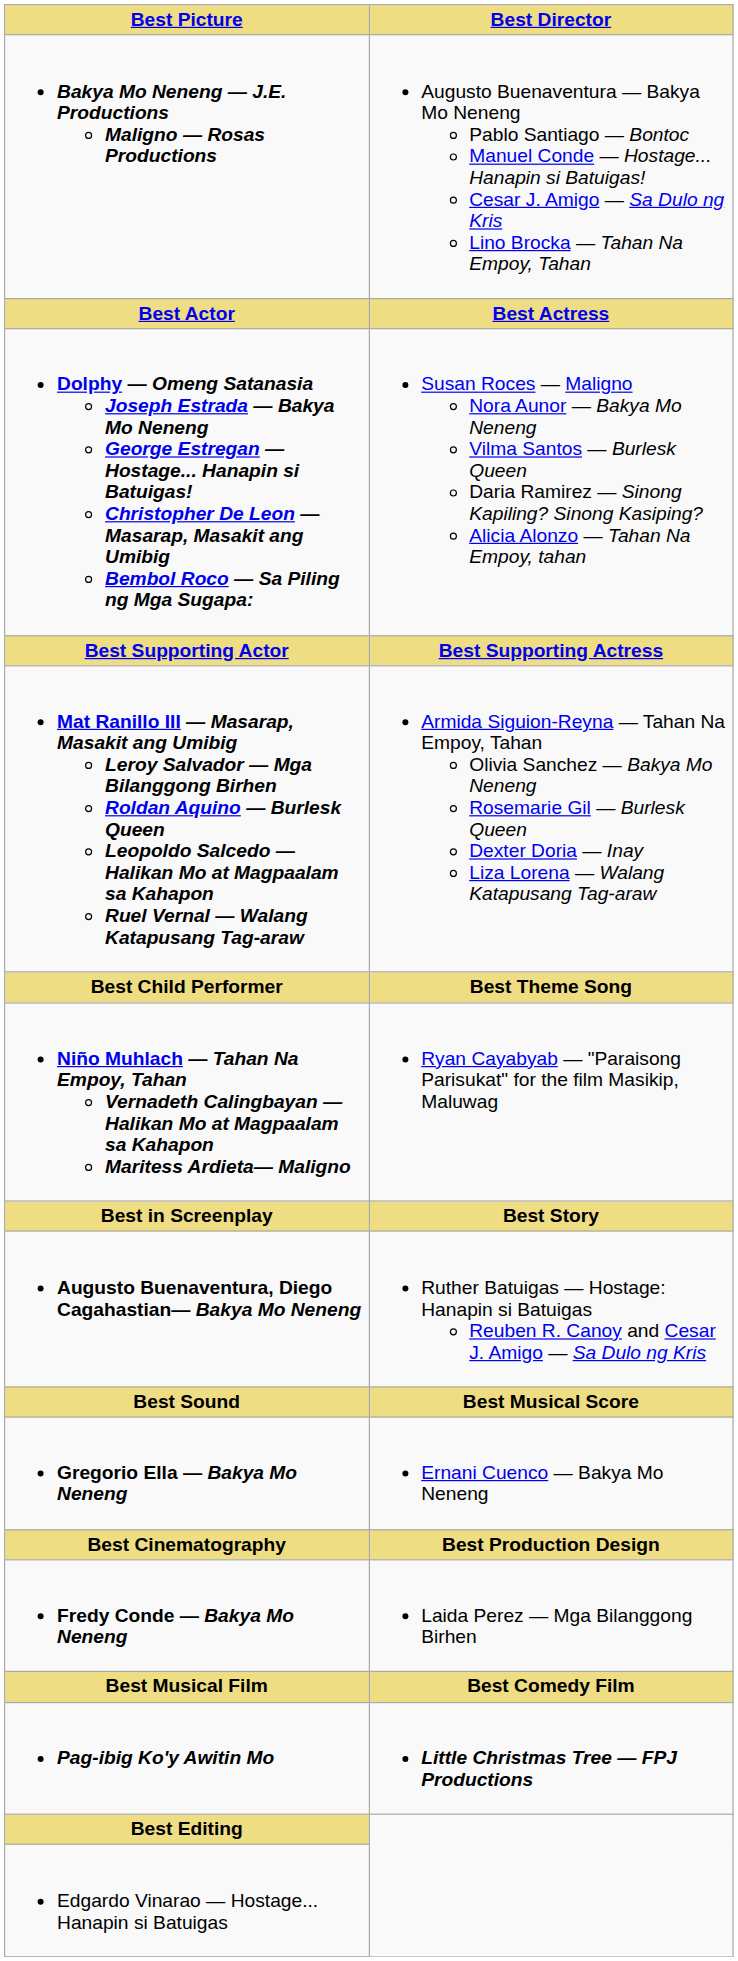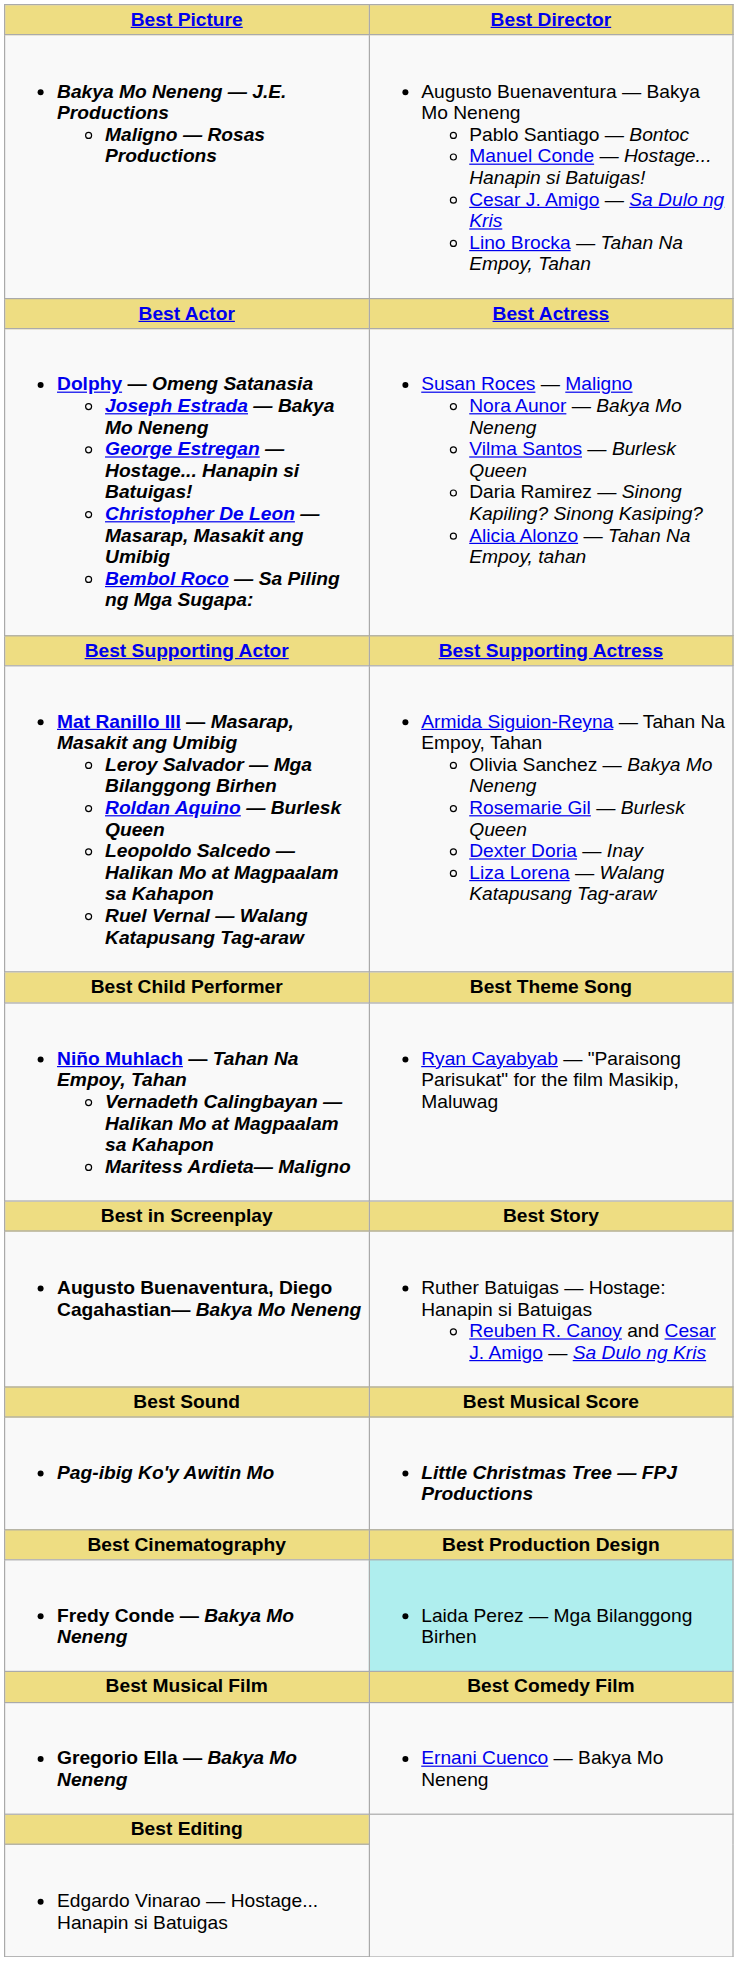rows swapped: (187, 1484) <-> (187, 1758)
(551, 1626) no background -> (551, 1626) paleturquoise background
